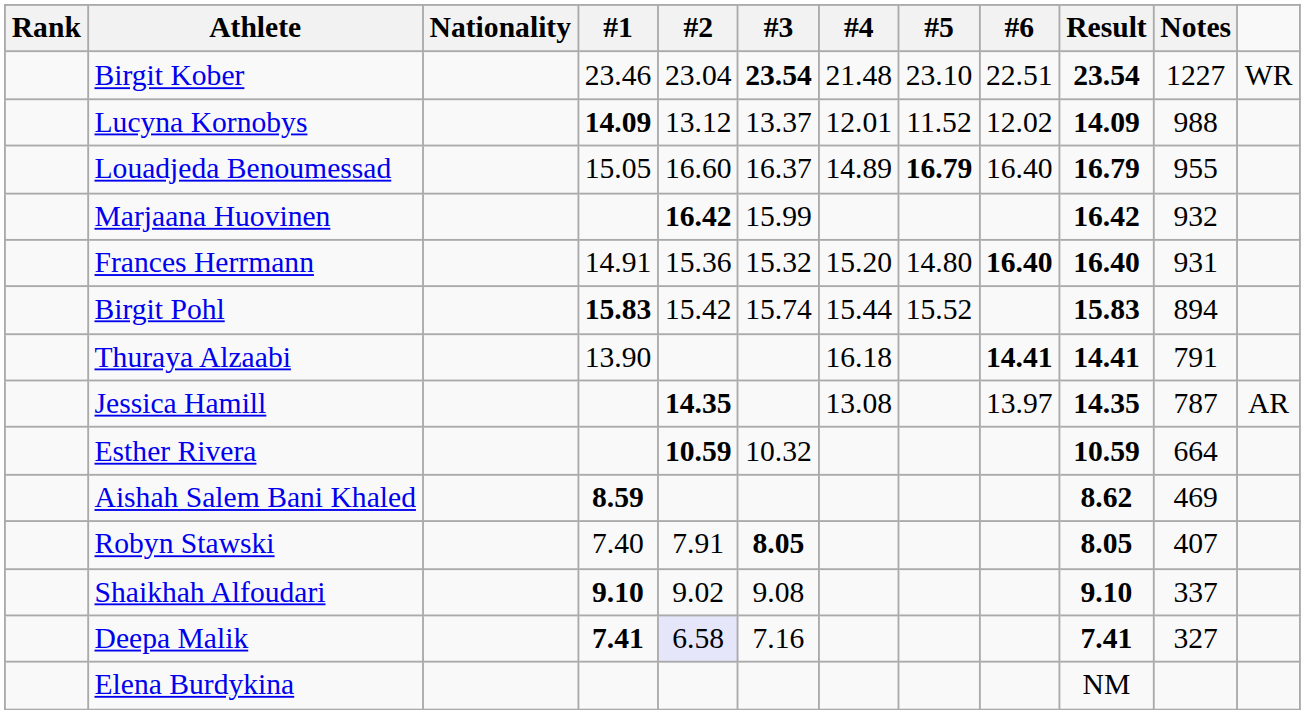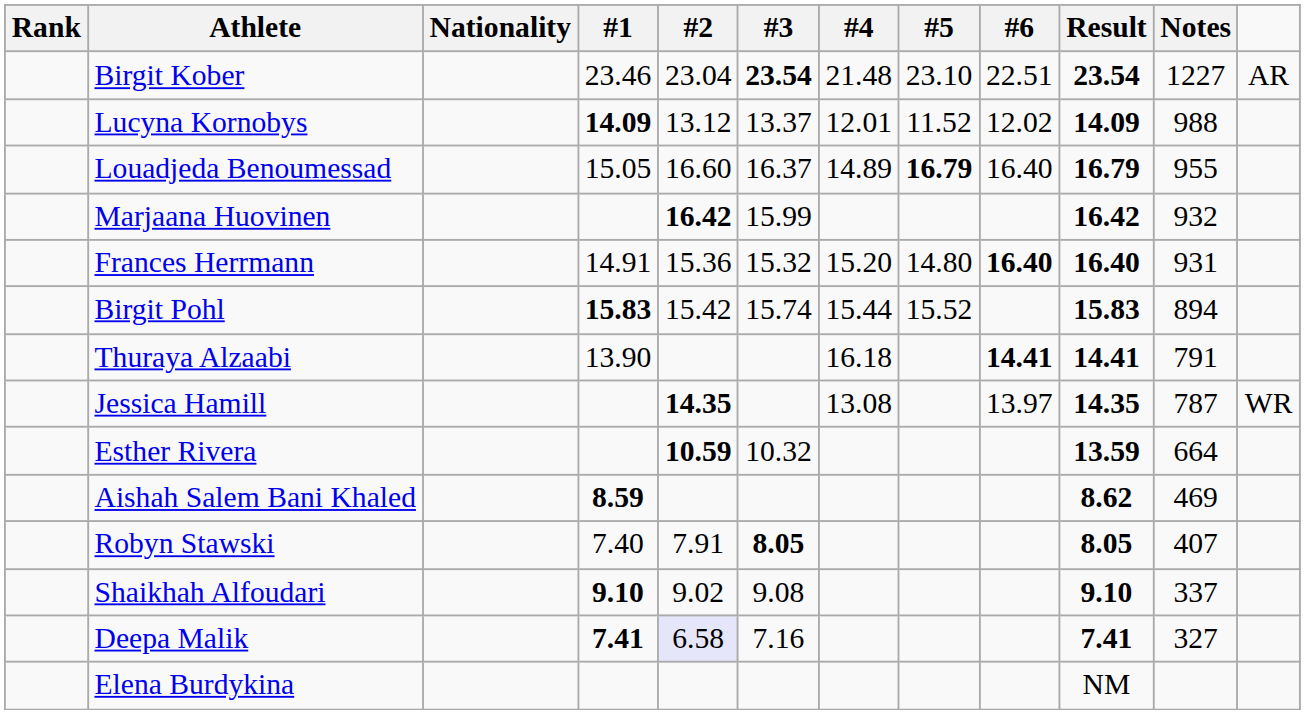(1269, 74) WR -> (1269, 74) AR
(1269, 403) AR -> (1269, 403) WR
(1106, 450) 10.59 -> (1106, 450) 13.59
